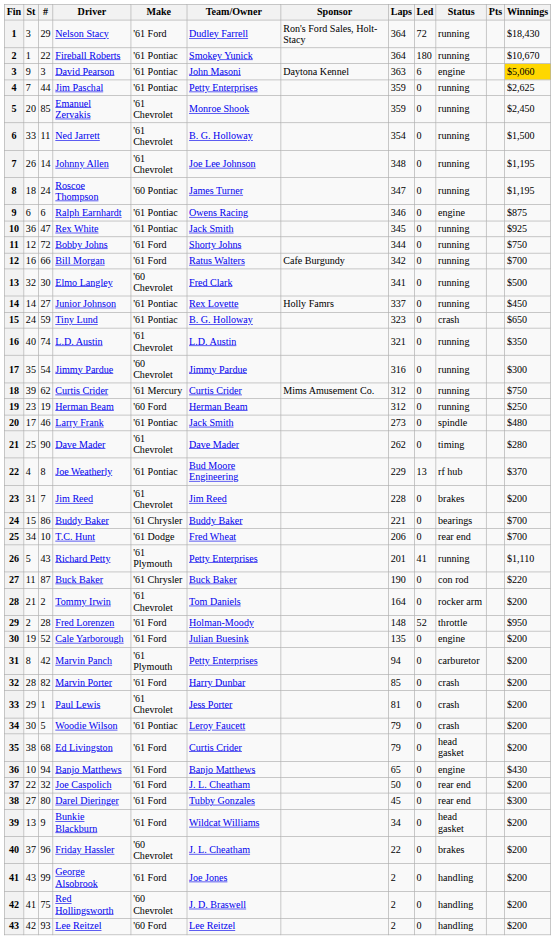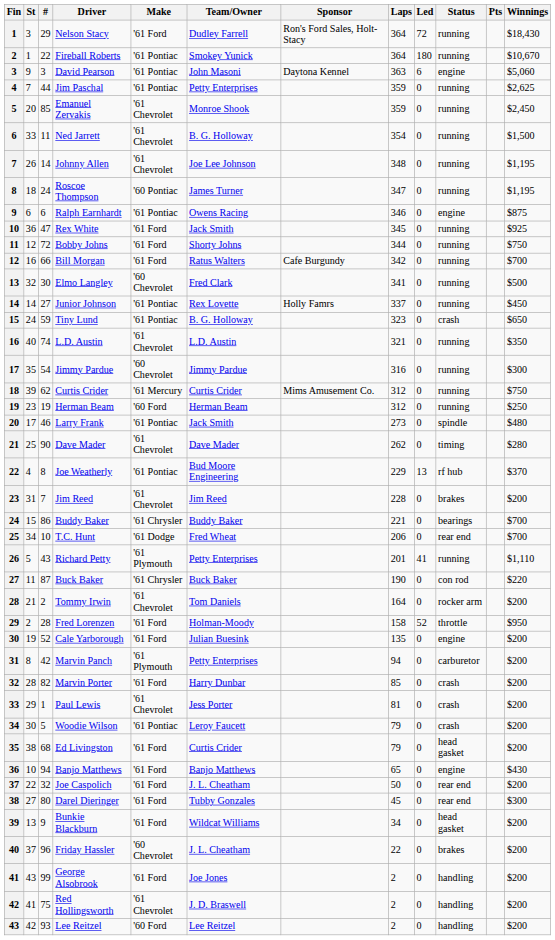(521, 71) gold background -> (521, 71) no background
(155, 229) '61 Pontiac -> (150, 229) '61 Ford
(398, 623) 148 -> (398, 623) 158
(153, 905) '60 Chevrolet -> (153, 905) '61 Chevrolet
